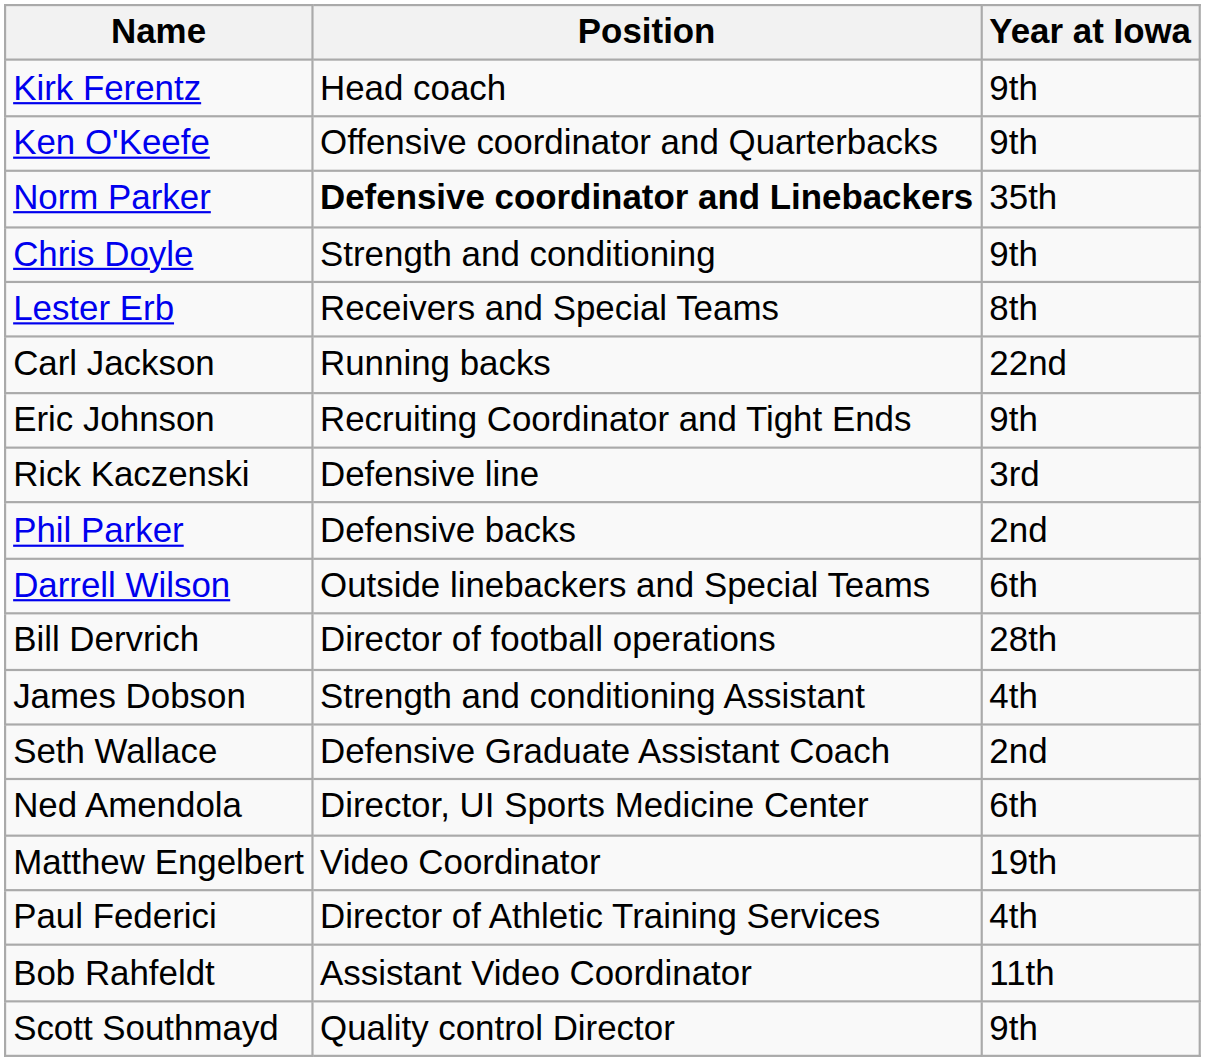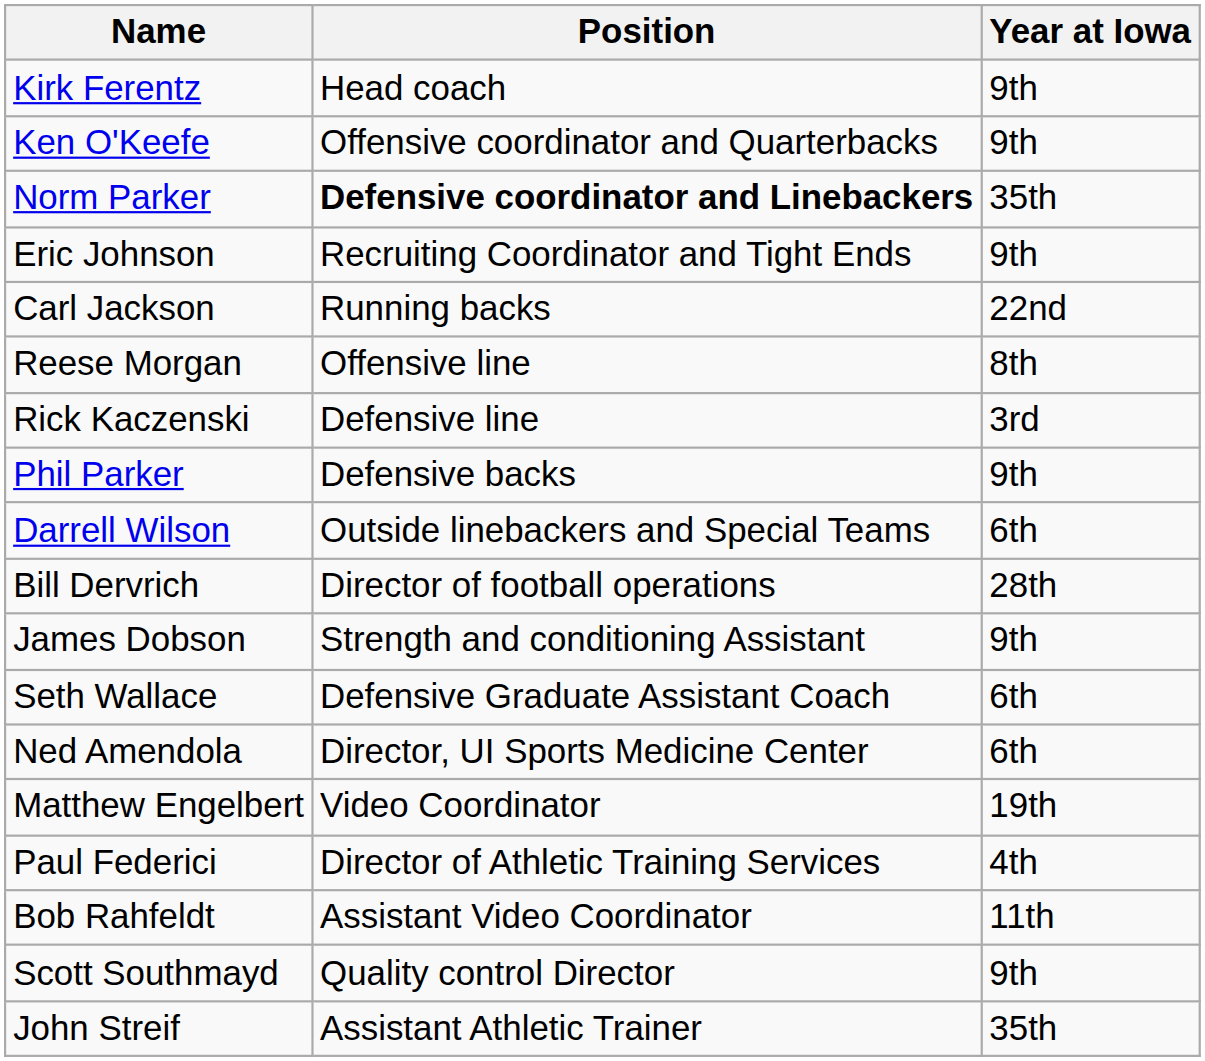- row: (103, 253)
- row: (94, 308)
rows swapped: (114, 364) <-> (114, 419)
+ row: (128, 364)
(1018, 530) 2nd -> (1014, 474) 9th
(1014, 695) 4th -> (1014, 640) 9th
(1018, 751) 2nd -> (1014, 695) 6th
+ row: (96, 1027)
